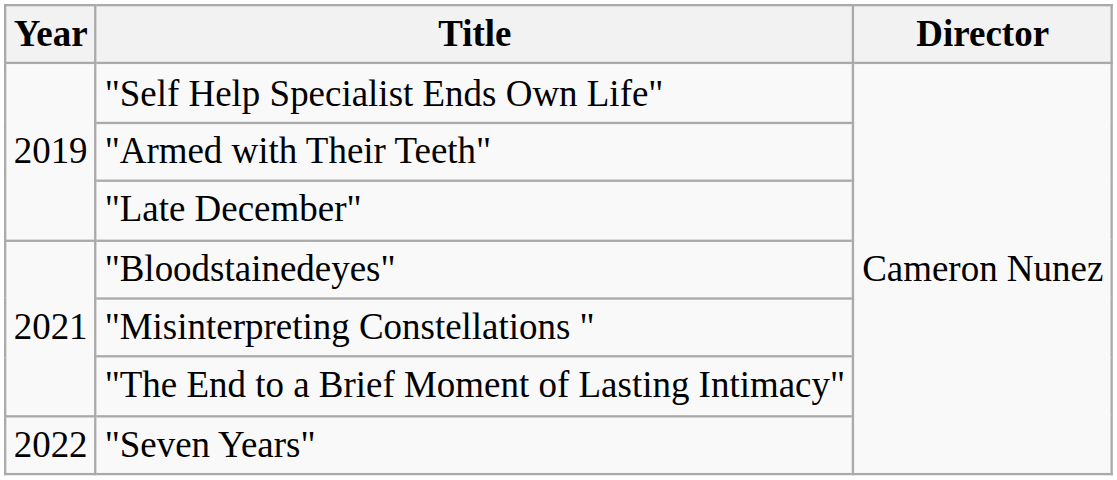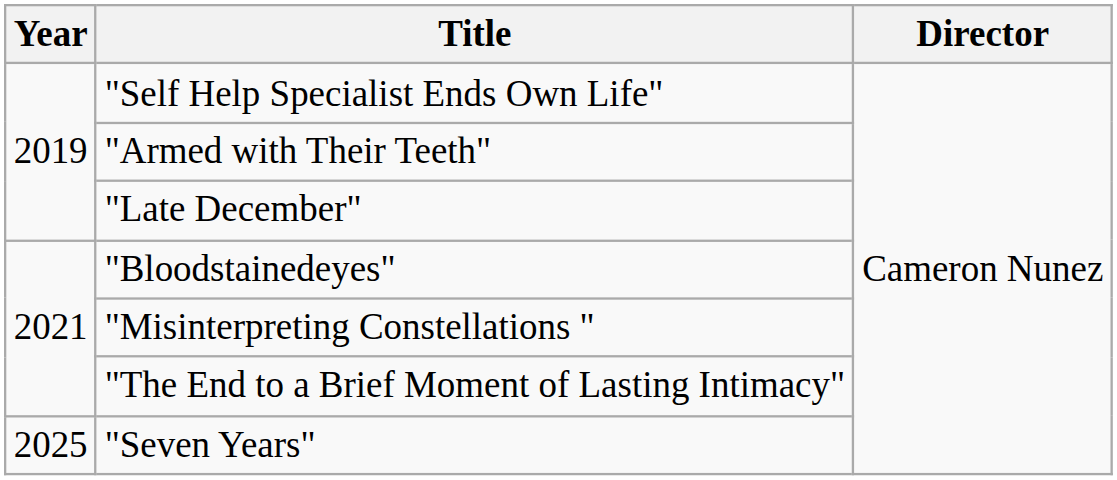(51, 444) 2022 -> (51, 444) 2025
